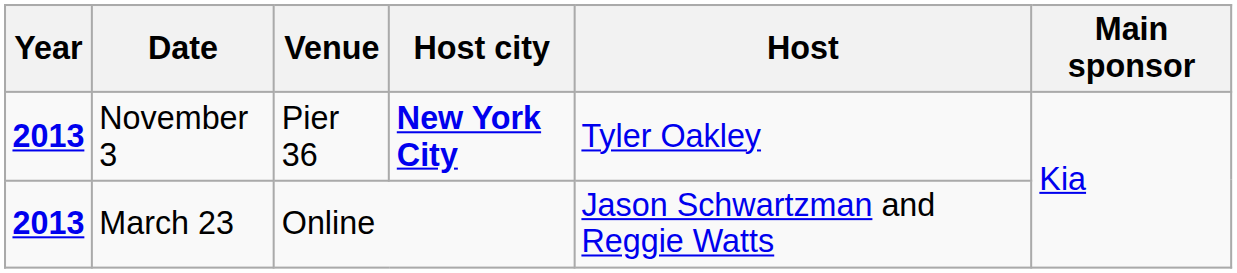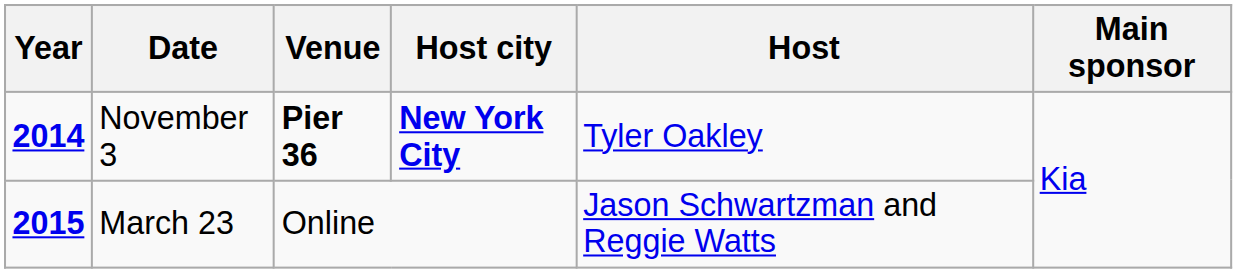(48, 135) 2013 -> (48, 135) 2014
(310, 135) normal -> (312, 135) bold
(48, 223) 2013 -> (48, 223) 2015
